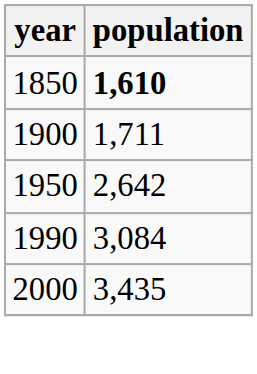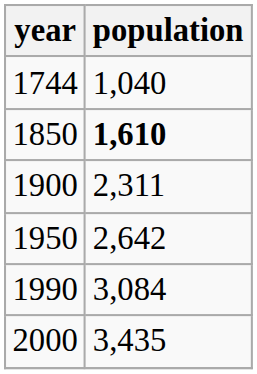+ row: (45, 82)
(129, 133) 1,711 -> (129, 185) 2,311
